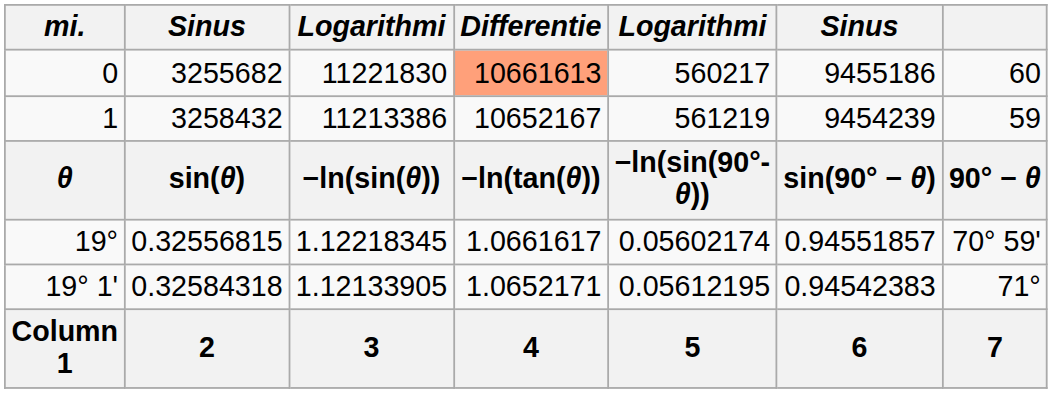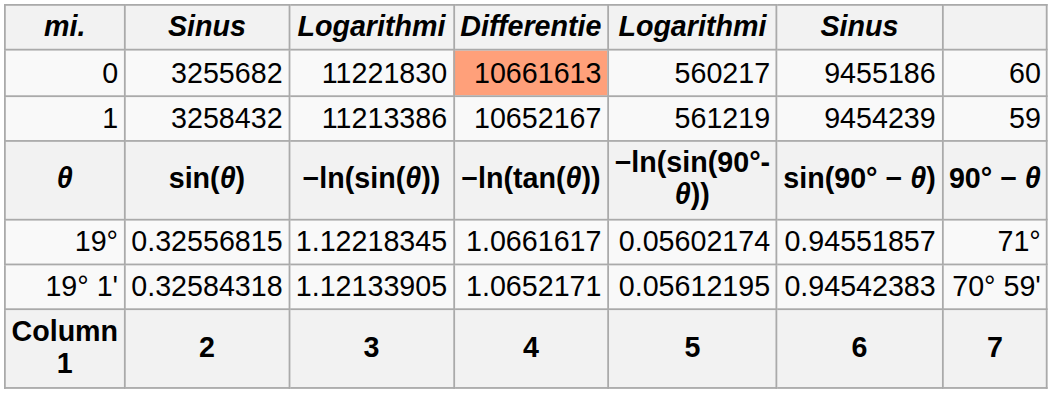(997, 241) 70° 59' -> (1019, 241) 71°
(1019, 286) 71° -> (997, 286) 70° 59'
